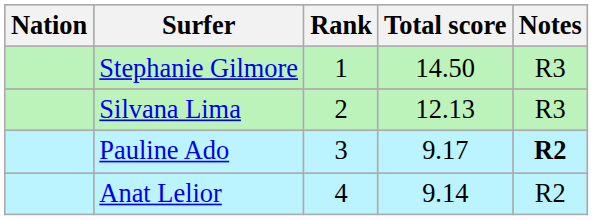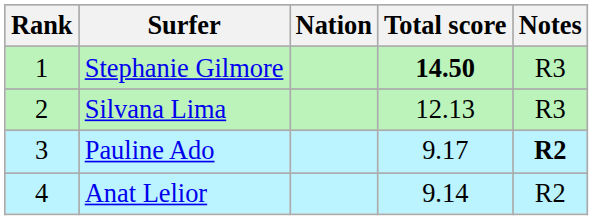columns swapped: (341, 25) <-> (49, 25)
(445, 67) normal -> (445, 67) bold
